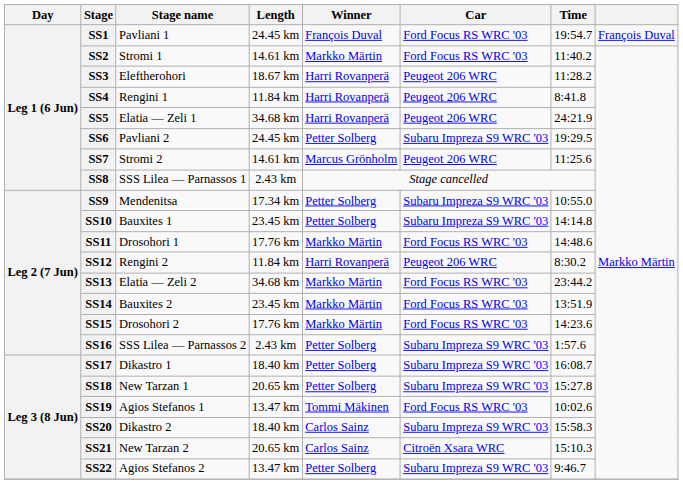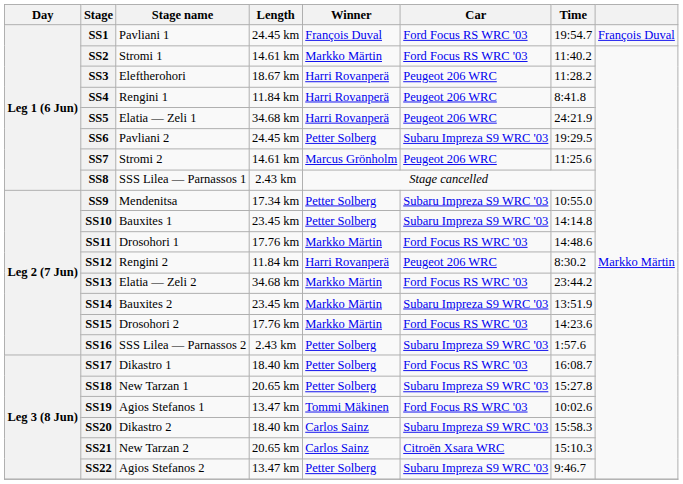(465, 303) Ford Focus RS WRC '03 -> (476, 303) Subaru Impreza S9 WRC '03
(476, 365) Subaru Impreza S9 WRC '03 -> (465, 365) Ford Focus RS WRC '03
